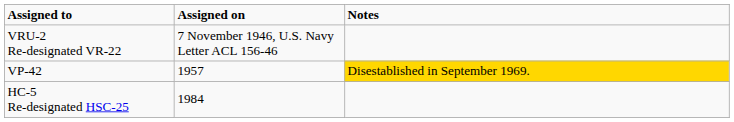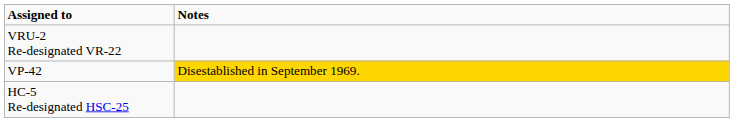- column: (211, 14)
